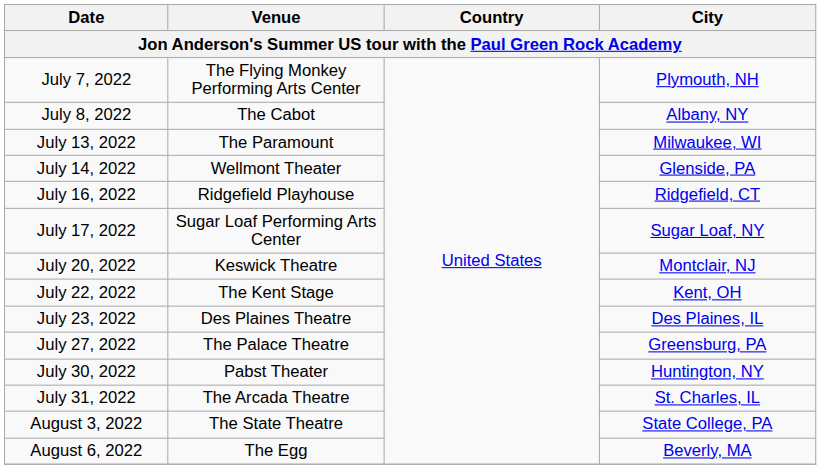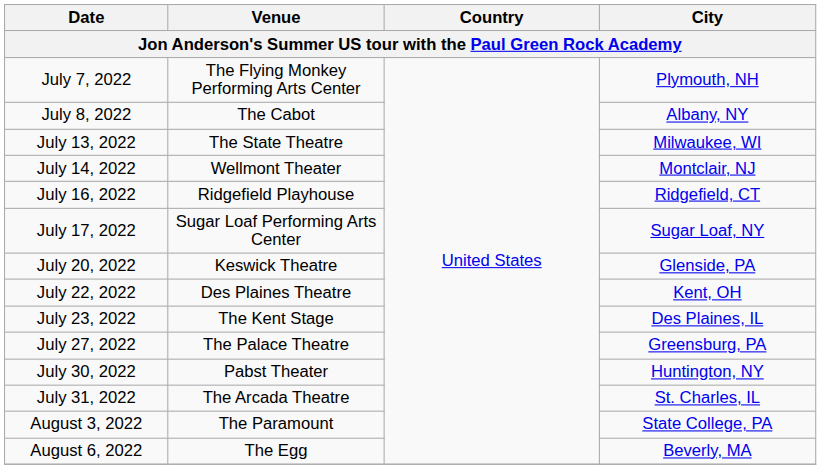(276, 141) The Paramount -> (276, 141) The State Theatre
(707, 168) Glenside, PA -> (707, 168) Montclair, NJ
(707, 266) Montclair, NJ -> (707, 266) Glenside, PA
(276, 292) The Kent Stage -> (276, 292) Des Plaines Theatre
(276, 319) Des Plaines Theatre -> (276, 319) The Kent Stage
(276, 424) The State Theatre -> (276, 424) The Paramount
